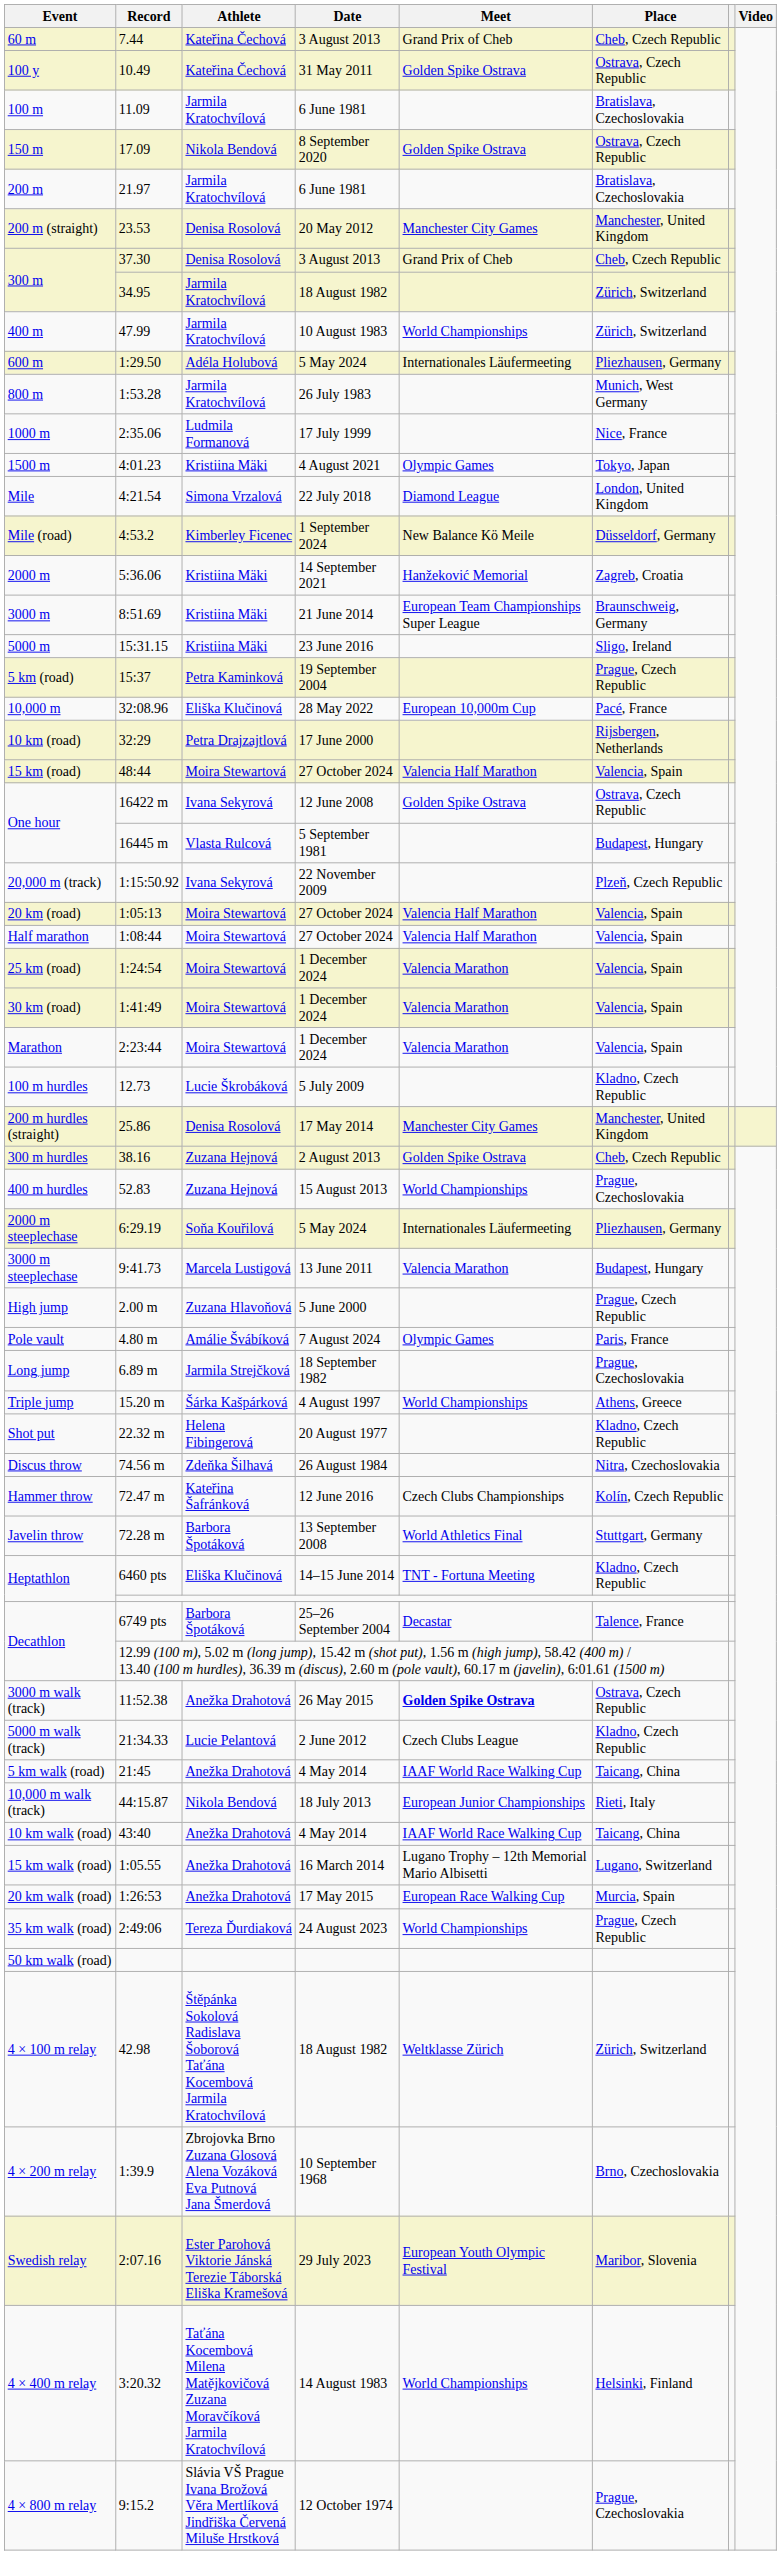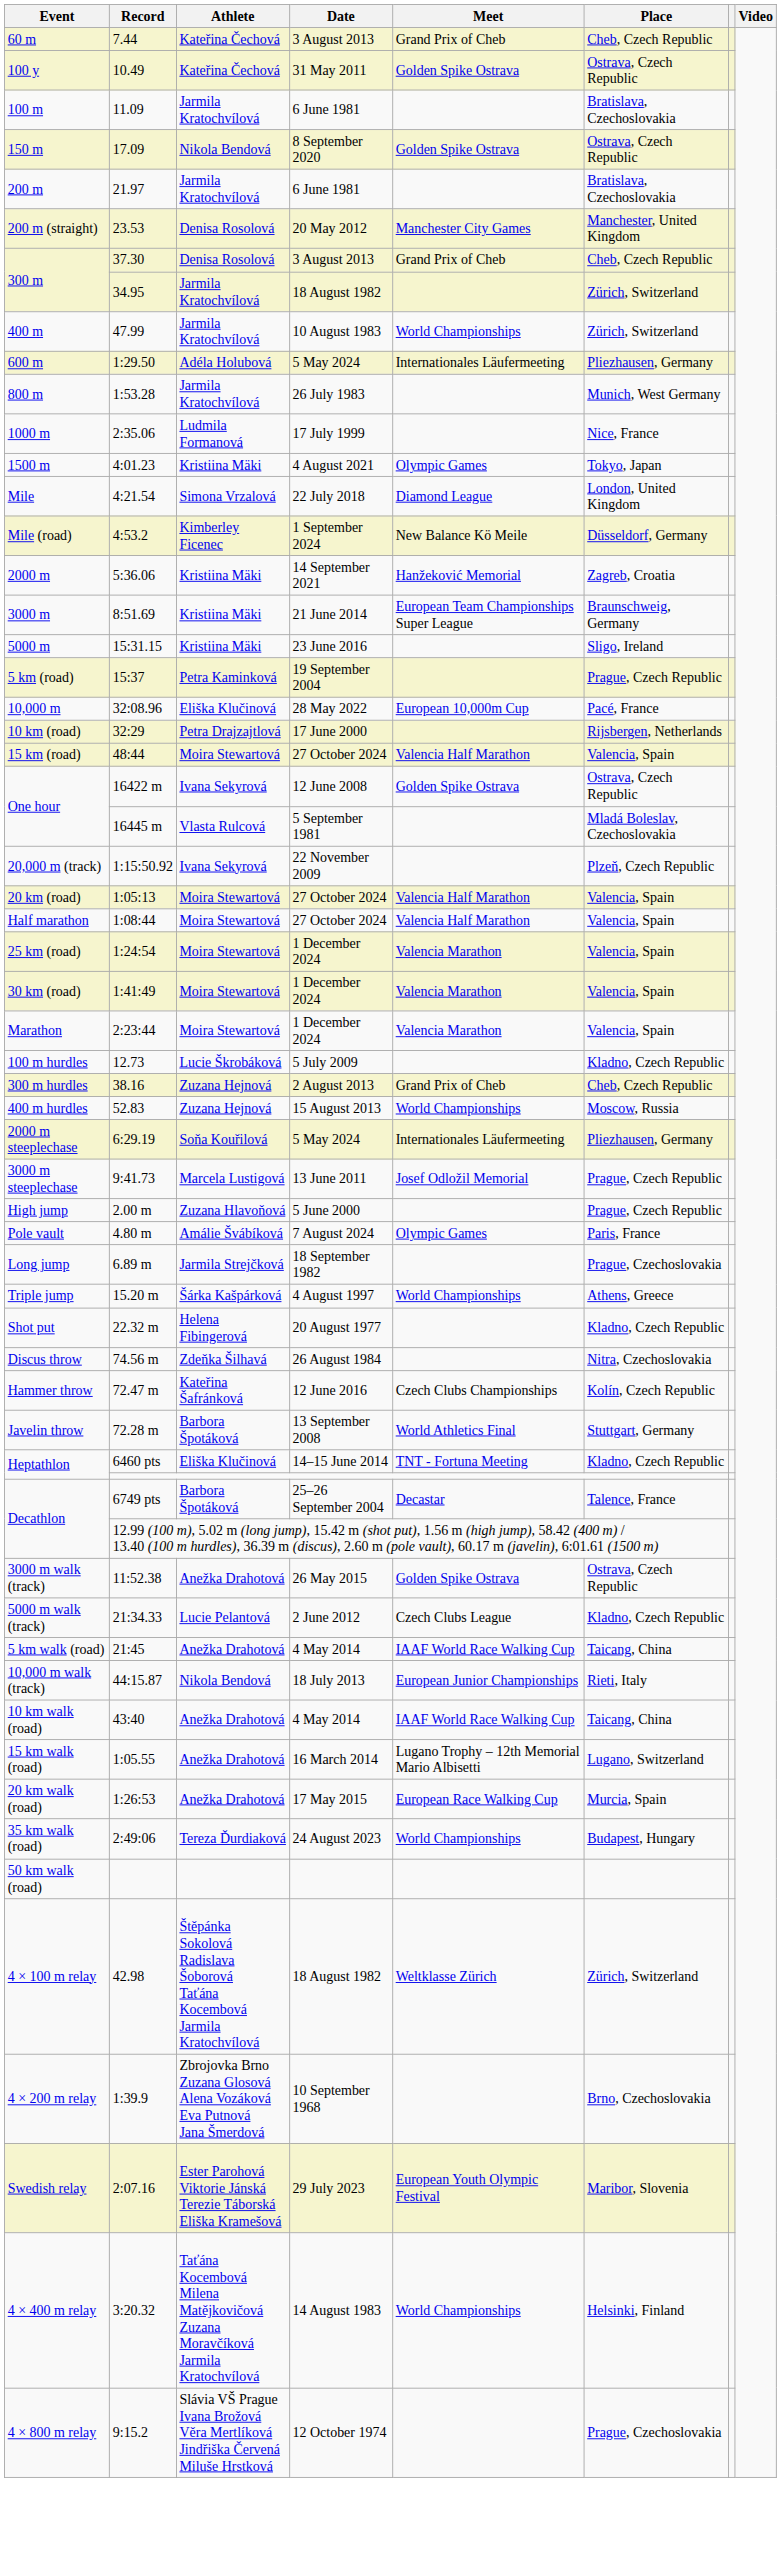(649, 842) Budapest, Hungary -> (633, 826) Mladá Boleslav, Czechoslovakia
- row: (48, 1126)
(464, 1157) Golden Spike Ostrava -> (451, 1085) Grand Prix of Cheb
(640, 1189) Prague, Czechoslovakia -> (633, 1108) Moscow, Russia
(456, 1268) Valencia Marathon -> (462, 1179) Josef Odložil Memorial
(649, 1268) Budapest, Hungary -> (655, 1179) Prague, Czech Republic
(469, 1700) bold -> (457, 1578) normal
(636, 1928) Prague, Czech Republic -> (641, 1839) Budapest, Hungary
